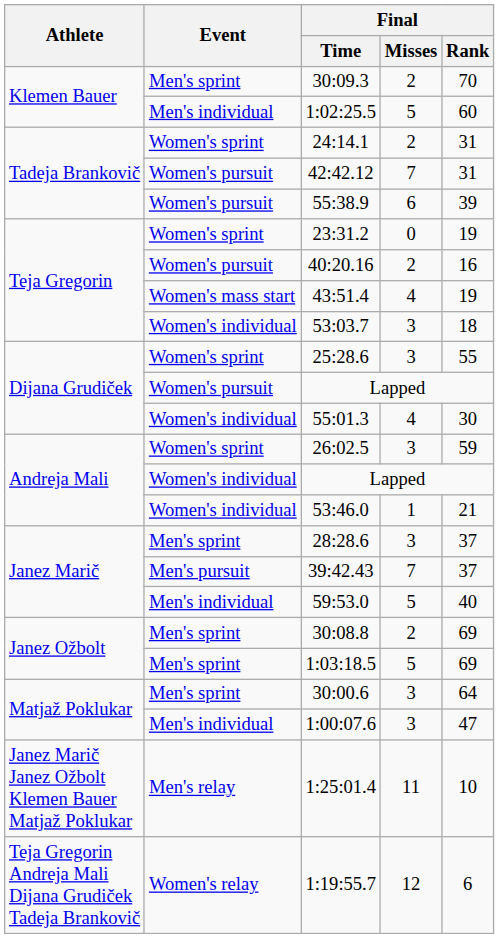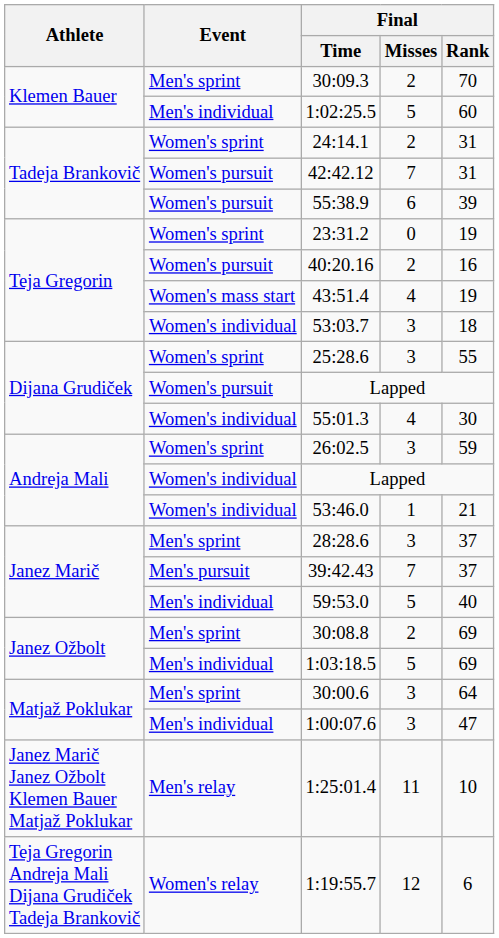(195, 663) Men's sprint -> (211, 663) Men's individual
